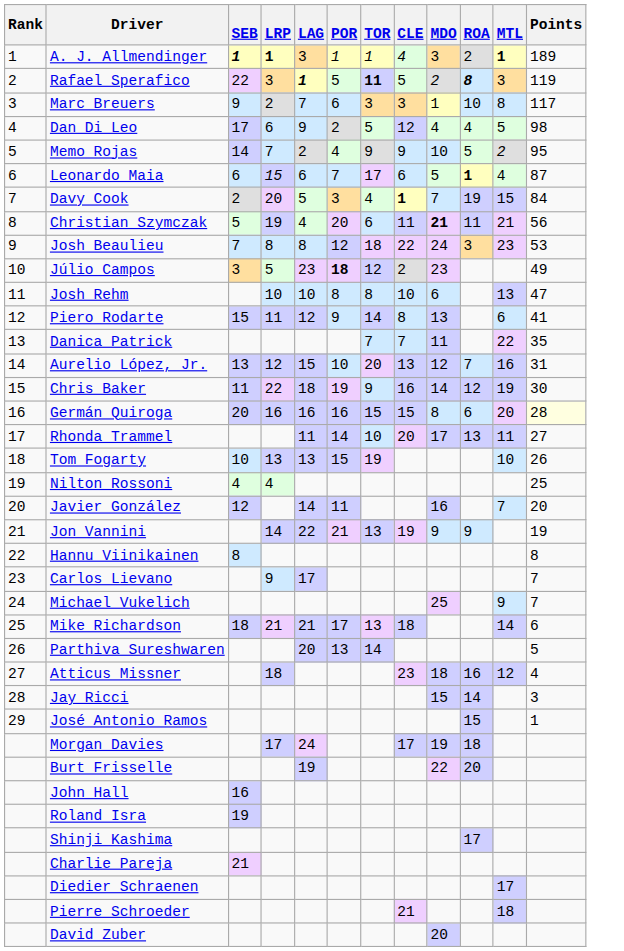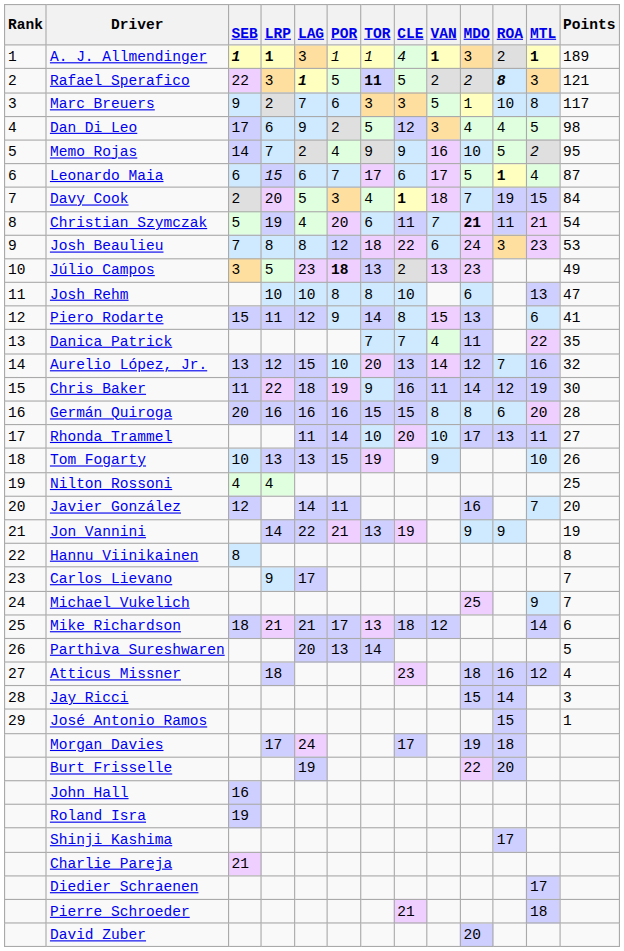+ column: (444, 33)
(543, 81) 119 -> (576, 81) 121
(539, 223) 56 -> (572, 223) 54
(373, 271) 12 -> (373, 271) 13
(539, 365) 31 -> (572, 365) 32
(539, 413) lightyellow background -> (572, 413) no background
